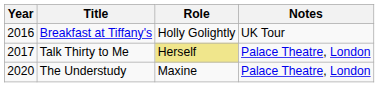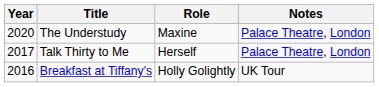rows swapped: (96, 33) <-> (83, 71)
(177, 52) khaki background -> (177, 52) no background
